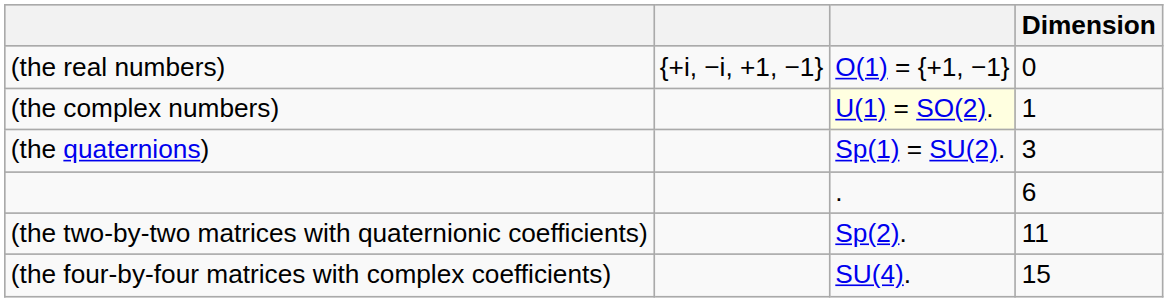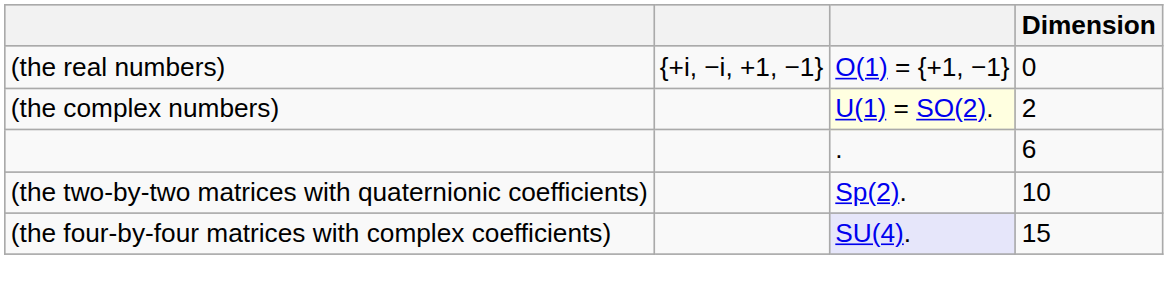(1029, 108) 1 -> (1029, 108) 2
- row: (110, 150)
(1035, 233) 11 -> (1036, 191) 10
(873, 274) no background -> (873, 233) lavender background
